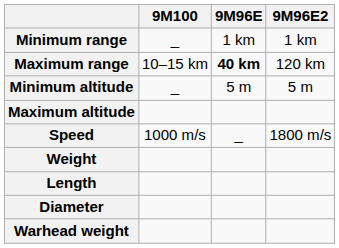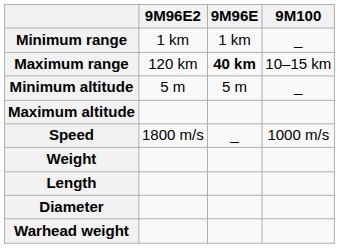columns swapped: (300, 16) <-> (175, 16)
